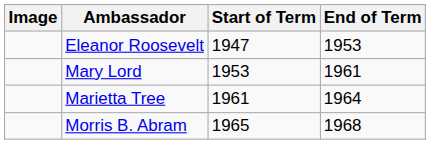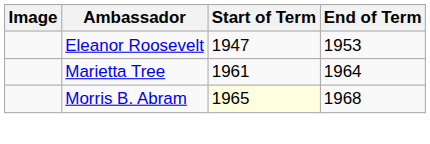- row: (103, 71)
(231, 125) no background -> (231, 98) lightyellow background
